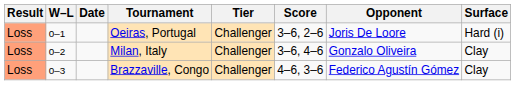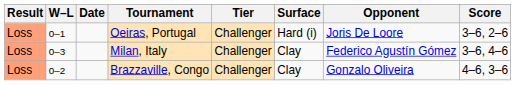columns swapped: (486, 13) <-> (300, 13)
(57, 52) 0–2 -> (57, 52) 0–3
(373, 51) Gonzalo Oliveira -> (391, 51) Federico Agustín Gómez
(57, 70) 0–3 -> (57, 70) 0–2
(394, 70) Federico Agustín Gómez -> (370, 70) Gonzalo Oliveira
